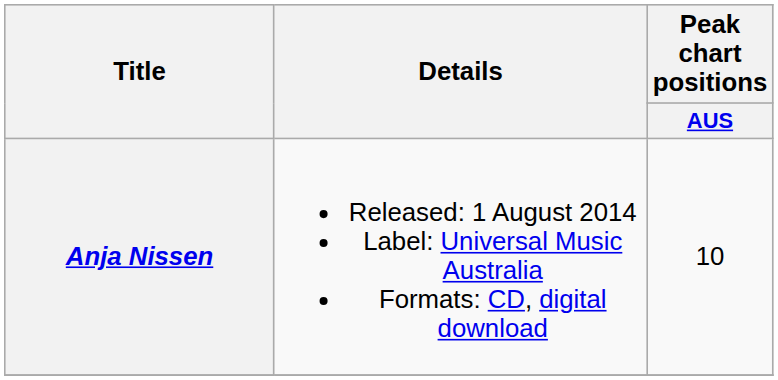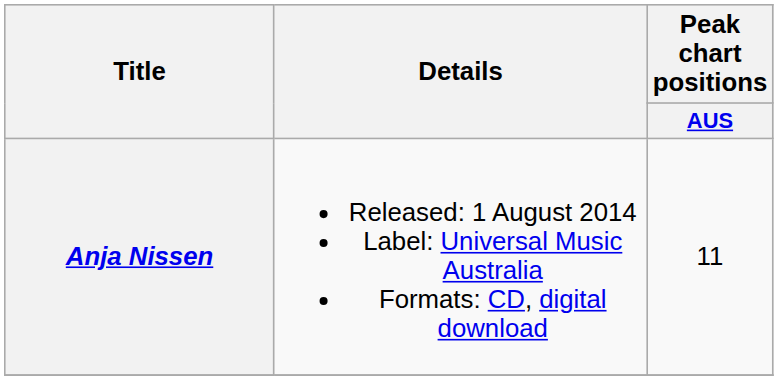(710, 256) 10 -> (710, 256) 11
